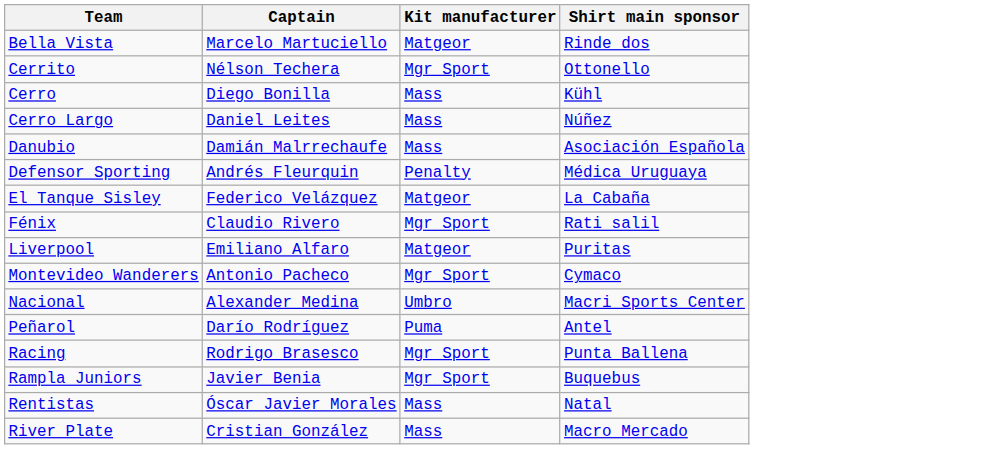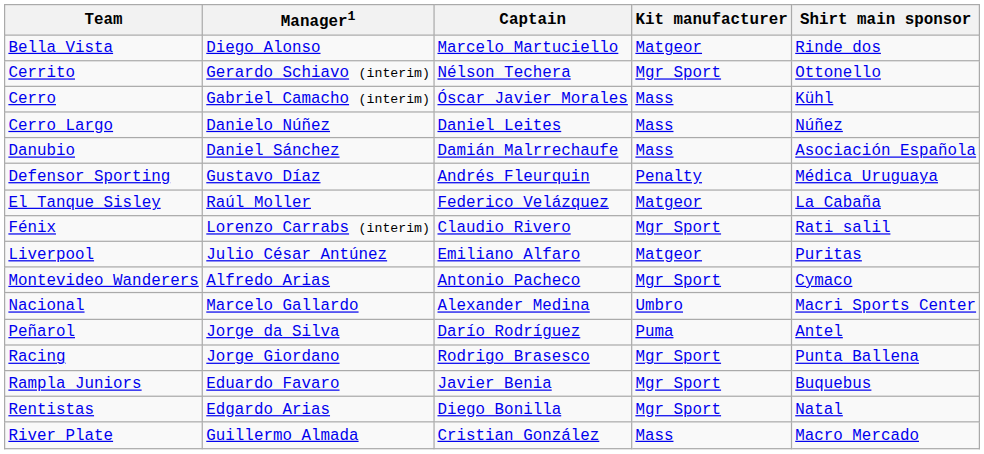+ column: (318, 20)
(268, 95) Diego Bonilla -> (533, 99) Óscar Javier Morales
(301, 405) Óscar Javier Morales -> (499, 409) Diego Bonilla
(423, 405) Mass -> (678, 409) Mgr Sport
